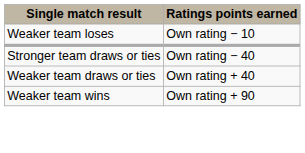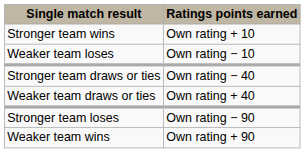+ row: (61, 34)
+ row: (63, 118)
